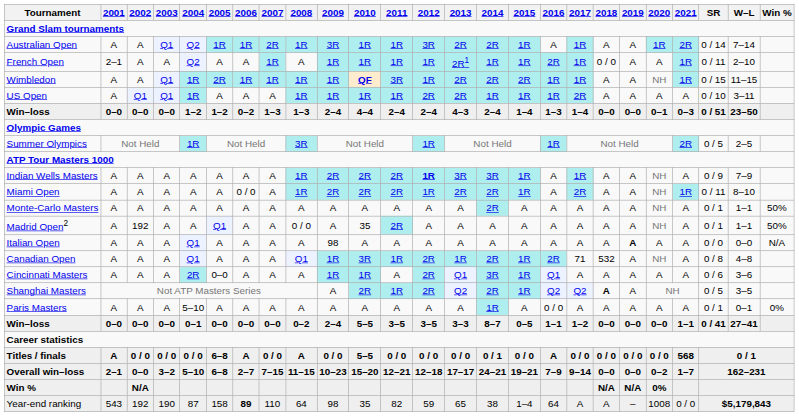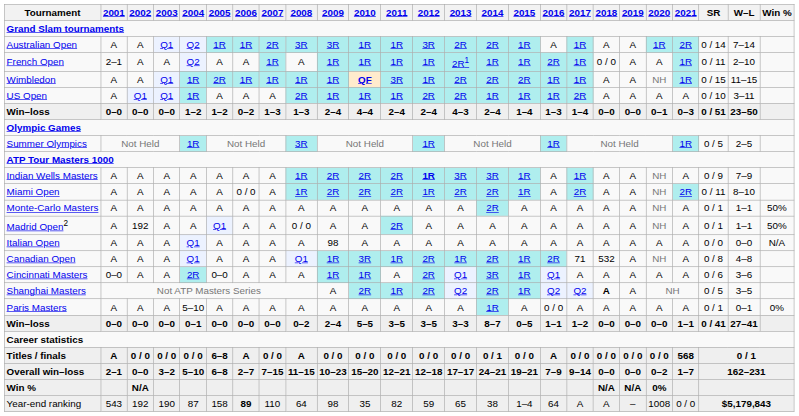(301, 45) 1R -> (301, 45) 3R
(301, 95) 1R -> (301, 95) 2R
(686, 144) 2R -> (686, 144) 1R
(686, 192) 1R -> (686, 192) 2R
(365, 225) 35 -> (365, 225) A
(633, 243) bold -> (633, 243) normal
(114, 275) A -> (114, 275) 0–0
(365, 355) 5–5 -> (365, 355) 0 / 0
